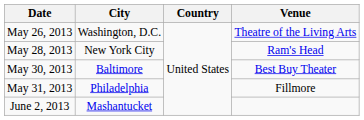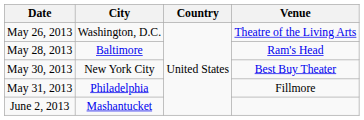(119, 50) New York City -> (119, 50) Baltimore
(119, 69) Baltimore -> (119, 69) New York City
